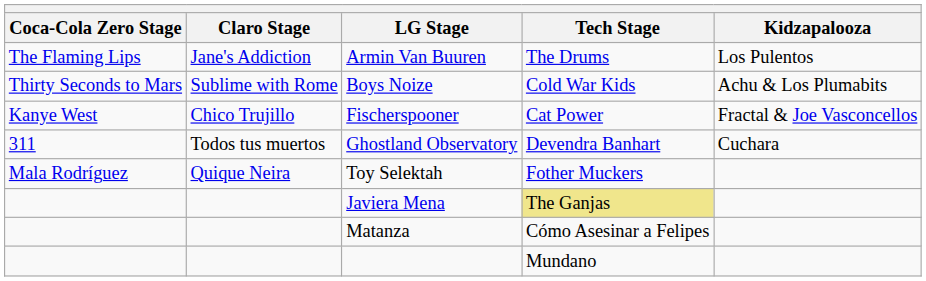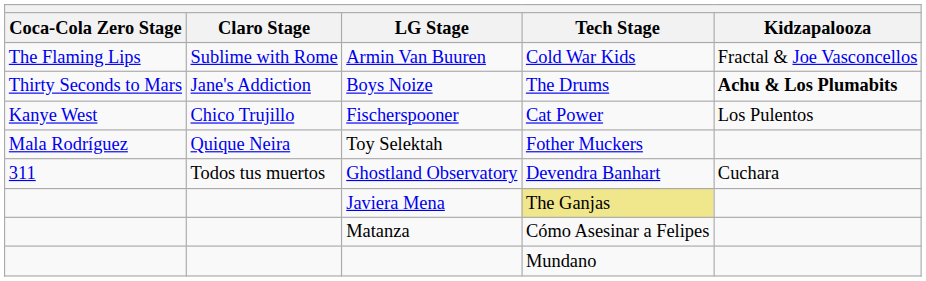(251, 56) Jane's Addiction -> (264, 56) Sublime with Rome
(568, 56) The Drums -> (581, 56) Cold War Kids
(766, 56) Los Pulentos -> (818, 56) Fractal & Joe Vasconcellos
(264, 85) Sublime with Rome -> (251, 85) Jane's Addiction
(581, 85) Cold War Kids -> (568, 85) The Drums
(802, 85) normal -> (808, 85) bold
(818, 115) Fractal & Joe Vasconcellos -> (766, 115) Los Pulentos
rows swapped: (432, 144) <-> (394, 173)
